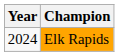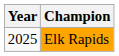(23, 39) 2024 -> (23, 39) 2025
